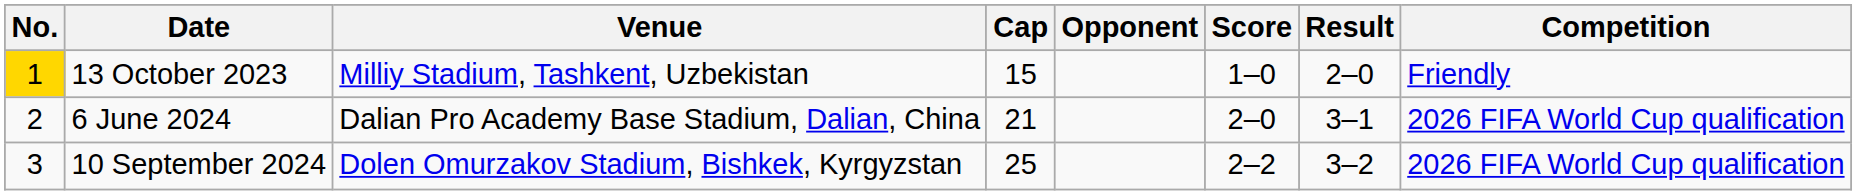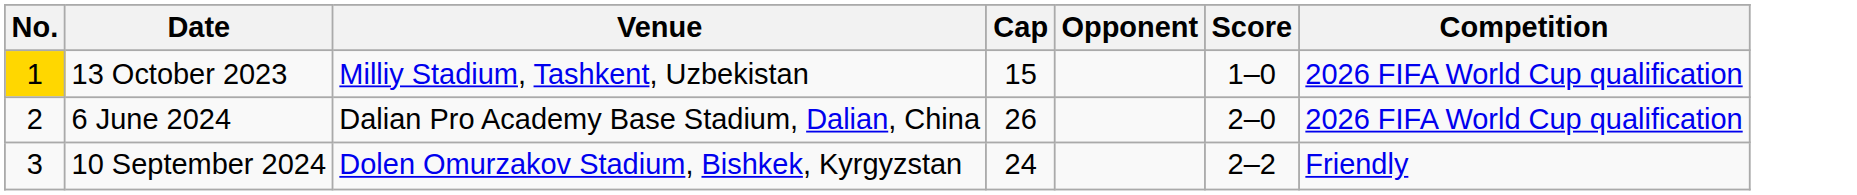- column: (1350, 27)
(1459, 73) Friendly -> (1524, 73) 2026 FIFA World Cup qualification
(1021, 119) 21 -> (1021, 119) 26
(1021, 165) 25 -> (1021, 165) 24
(1626, 165) 2026 FIFA World Cup qualification -> (1357, 165) Friendly
